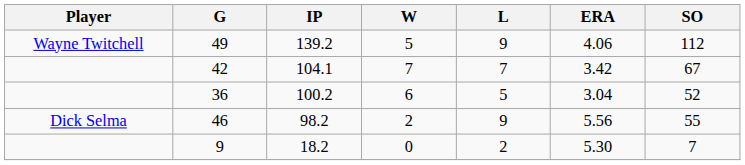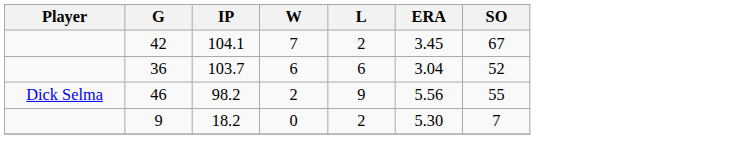- row: (220, 43)
(503, 69) 7 -> (361, 43) 2
(598, 69) 3.42 -> (429, 43) 3.45
(314, 95) 100.2 -> (226, 69) 103.7
(503, 95) 5 -> (361, 69) 6
